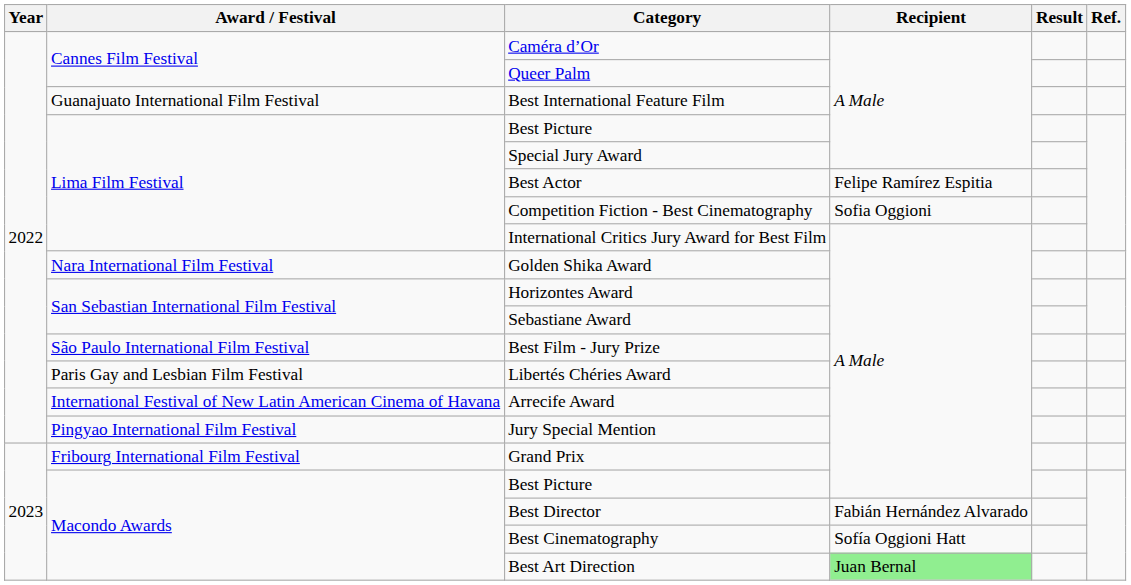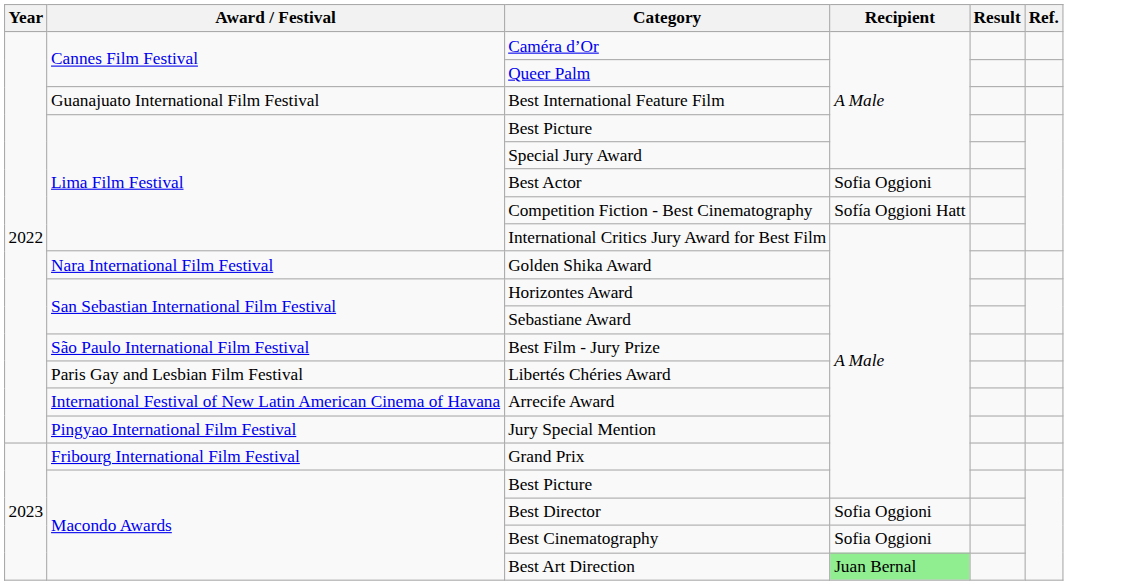(913, 182) Felipe Ramírez Espitia -> (883, 182) Sofia Oggioni
(883, 210) Sofia Oggioni -> (900, 210) Sofía Oggioni Hatt
(931, 511) Fabián Hernández Alvarado -> (883, 511) Sofia Oggioni
(900, 538) Sofía Oggioni Hatt -> (883, 538) Sofia Oggioni
